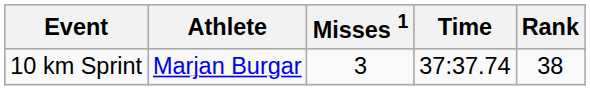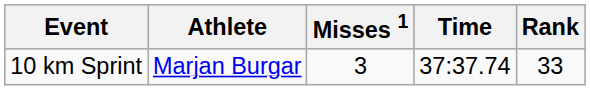(550, 67) 38 -> (550, 67) 33
